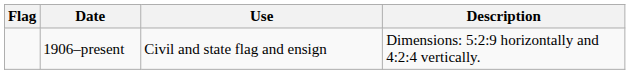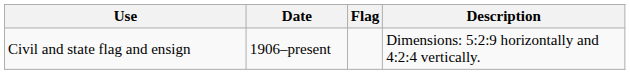columns swapped: (22, 16) <-> (262, 16)
